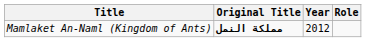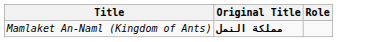- column: (318, 13)
